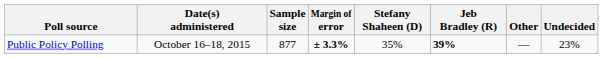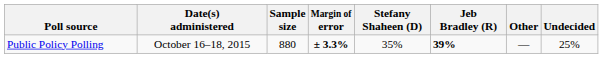(287, 44) 877 -> (287, 44) 880
(569, 44) 23% -> (569, 44) 25%
